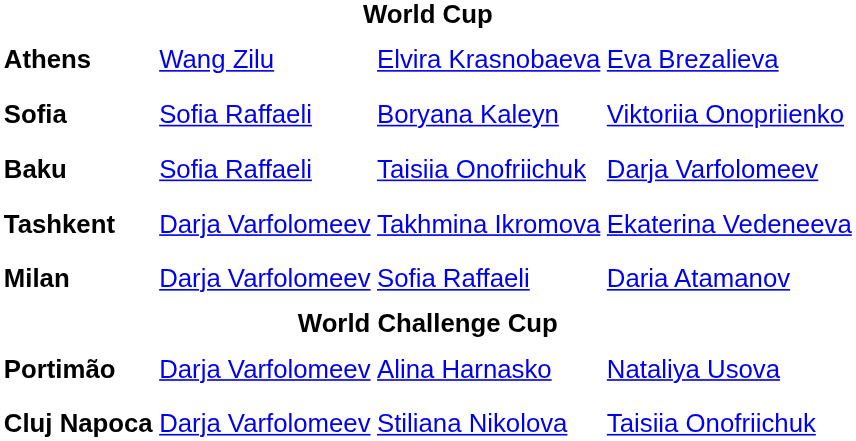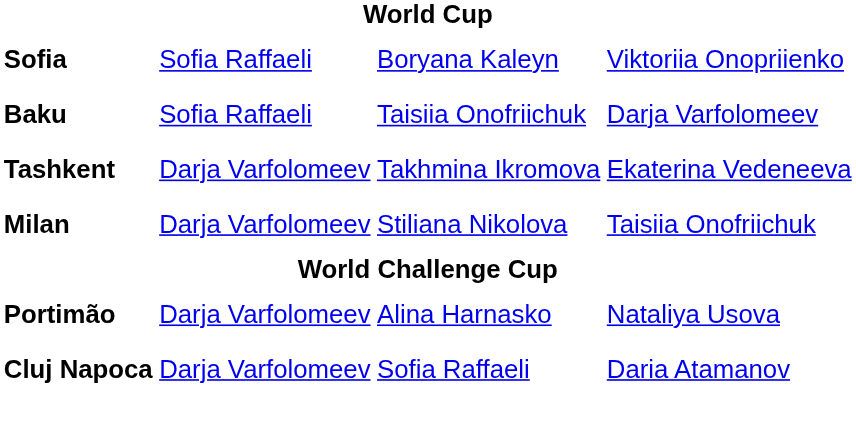- row: (47, 60)
(453, 279) Sofia Raffaeli -> (472, 224) Stiliana Nikolova
(698, 279) Daria Atamanov -> (711, 224) Taisiia Onofriichuk
(472, 423) Stiliana Nikolova -> (453, 369) Sofia Raffaeli
(711, 423) Taisiia Onofriichuk -> (698, 369) Daria Atamanov
